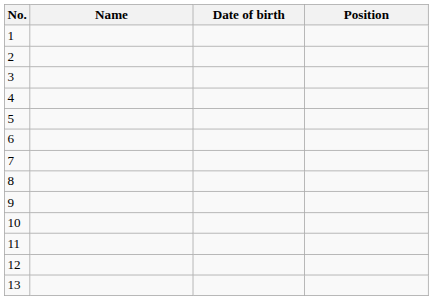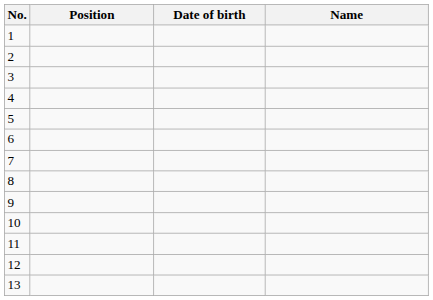columns swapped: (112, 14) <-> (366, 14)
